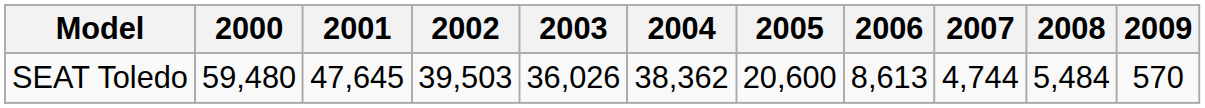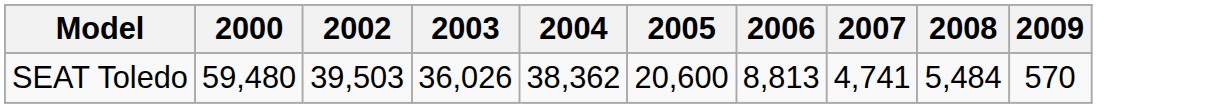- column: (357, 28)
(889, 77) 8,613 -> (781, 77) 8,813
(980, 77) 4,744 -> (872, 77) 4,741
